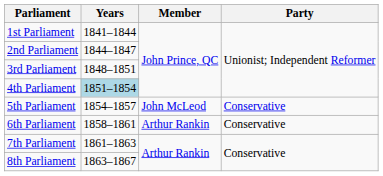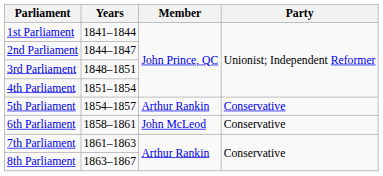(110, 87) lightblue background -> (110, 87) no background
(174, 106) John McLeod -> (175, 106) Arthur Rankin
(175, 124) Arthur Rankin -> (174, 124) John McLeod
